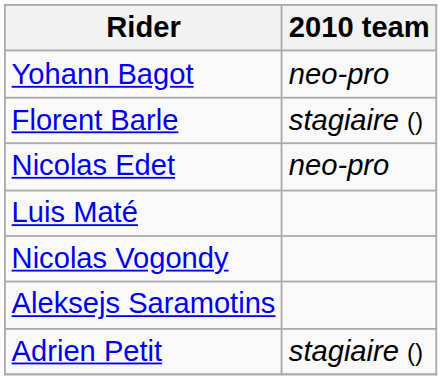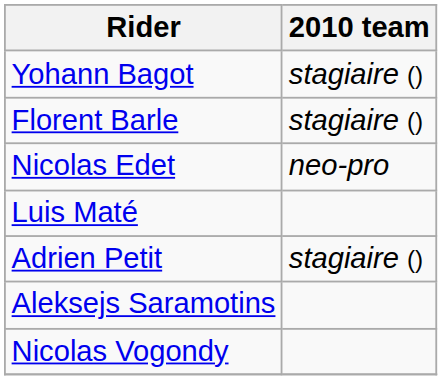(339, 73) neo-pro -> (356, 73) stagiaire ()
rows swapped: (87, 350) <-> (120, 258)
